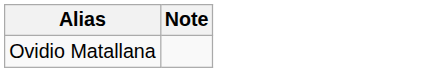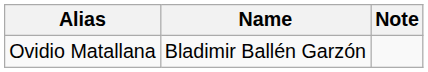+ column: (265, 20)
